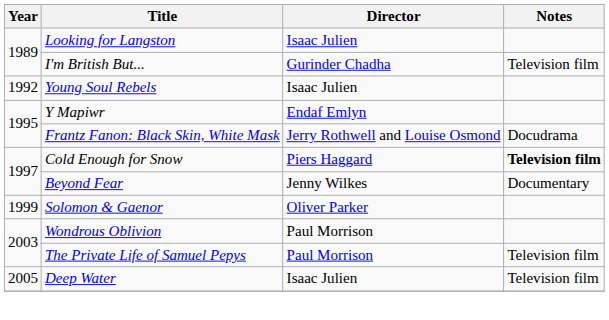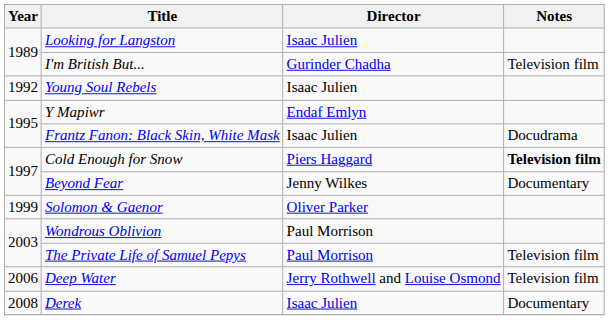(394, 135) Jerry Rothwell and Louise Osmond -> (322, 135) Isaac Julien
(23, 278) 2005 -> (23, 278) 2006
(322, 278) Isaac Julien -> (394, 278) Jerry Rothwell and Louise Osmond
+ row: (63, 302)
